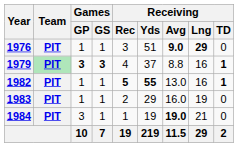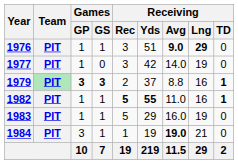+ row: (19, 64)
(125, 64) 4 -> (125, 82) 2
(176, 82) 13.0 -> (176, 99) 11.0
(125, 99) 2 -> (125, 116) 5
